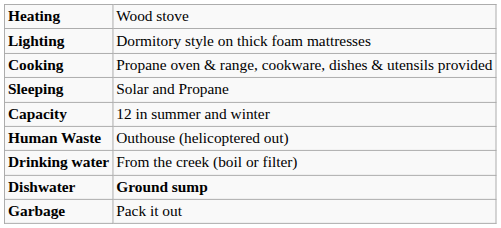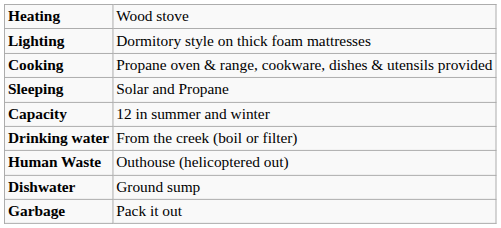rows swapped: (59, 162) <-> (55, 138)
(162, 187) bold -> (158, 187) normal
